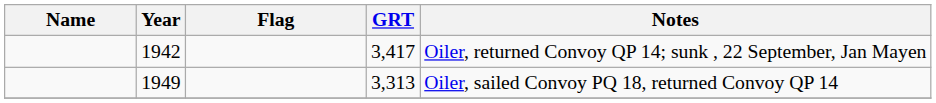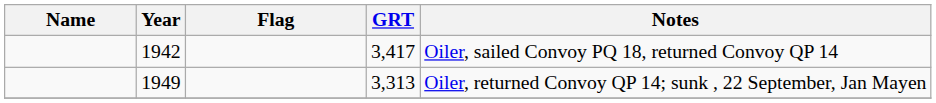(675, 51) Oiler, returned Convoy QP 14; sunk , 22 September, Jan Mayen -> (631, 51) Oiler, sailed Convoy PQ 18, returned Convoy QP 14
(631, 82) Oiler, sailed Convoy PQ 18, returned Convoy QP 14 -> (675, 82) Oiler, returned Convoy QP 14; sunk , 22 September, Jan Mayen
